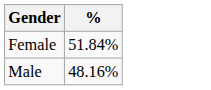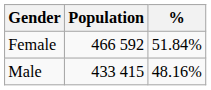+ column: (106, 18)
